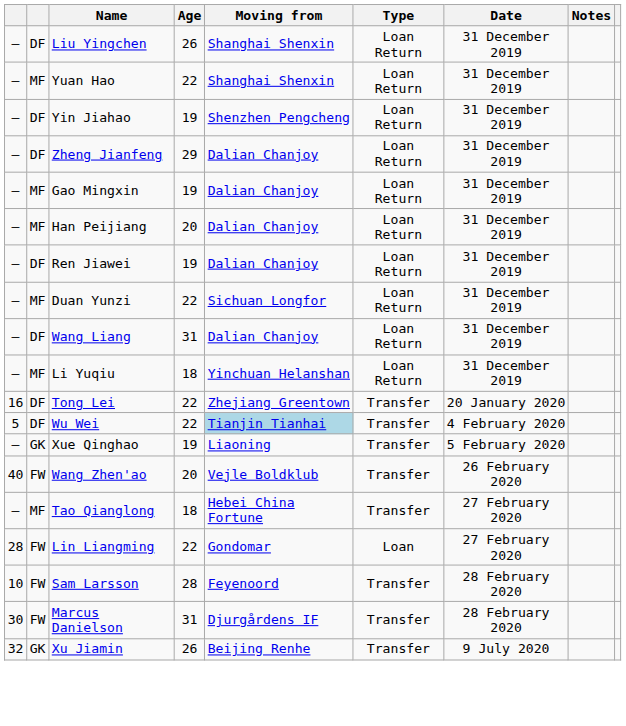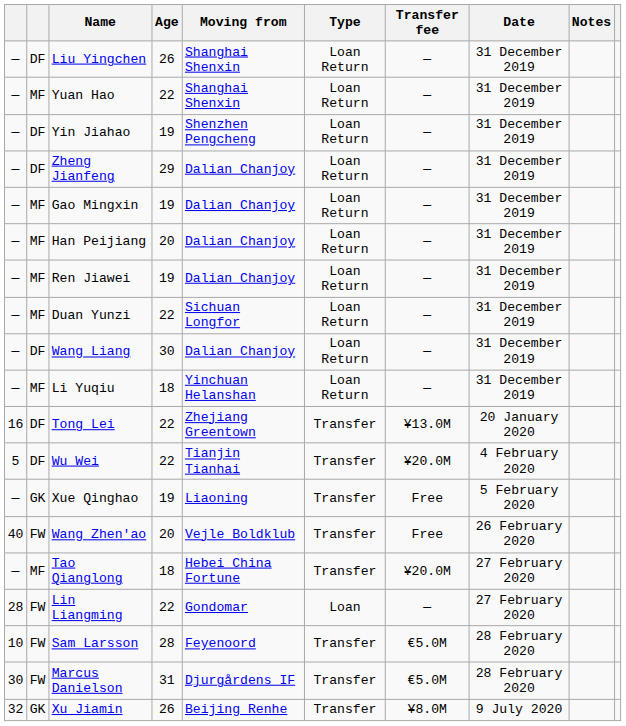+ column: (427, 23)
(38, 263) DF -> (38, 279) MF
(190, 337) 31 -> (167, 352) 30
(267, 423) lightblue background -> (212, 461) no background
